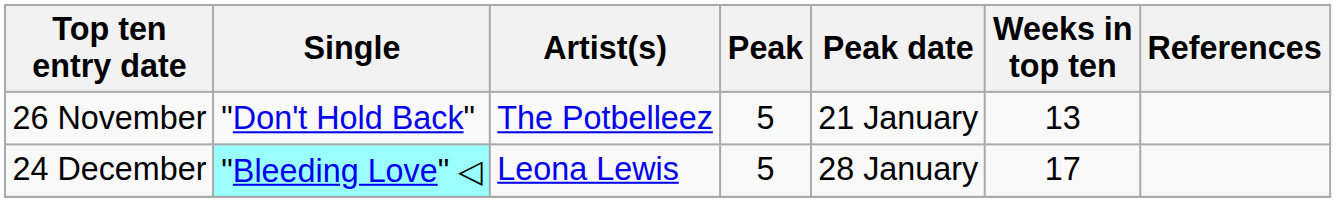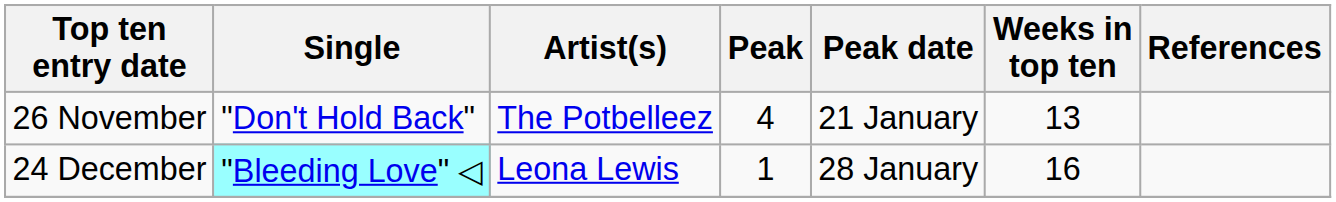(766, 117) 5 -> (766, 117) 4
(766, 170) 5 -> (766, 170) 1
(1063, 170) 17 -> (1063, 170) 16
